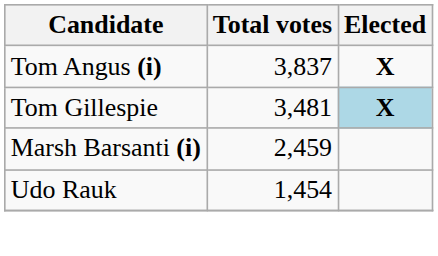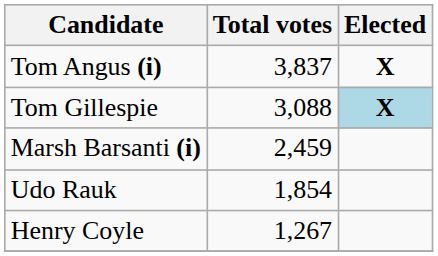(303, 107) 3,481 -> (303, 107) 3,088
(303, 189) 1,454 -> (303, 189) 1,854
+ row: (77, 230)
